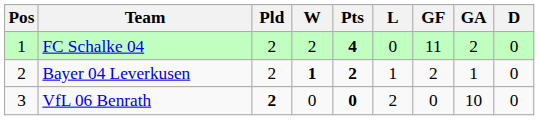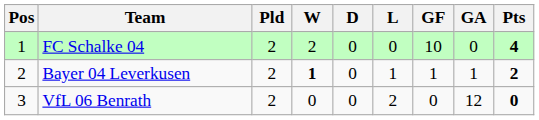columns swapped: (514, 18) <-> (352, 18)
(433, 45) 11 -> (433, 45) 10
(474, 45) 2 -> (474, 45) 0
(433, 73) 2 -> (433, 73) 1
(272, 100) bold -> (272, 100) normal
(474, 100) 10 -> (474, 100) 12
